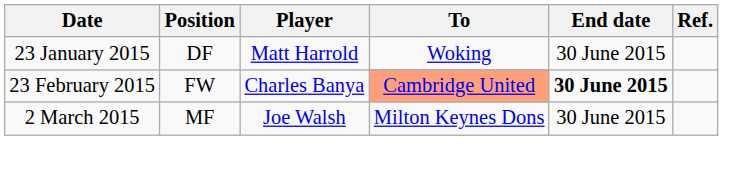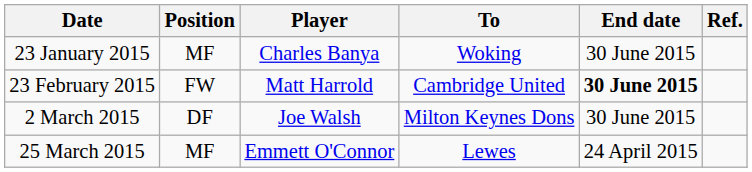(200, 53) DF -> (200, 53) MF
(304, 53) Matt Harrold -> (319, 53) Charles Banya
(304, 85) Charles Banya -> (319, 85) Matt Harrold
(459, 85) lightsalmon background -> (489, 85) no background
(200, 118) MF -> (200, 118) DF
+ row: (82, 150)
